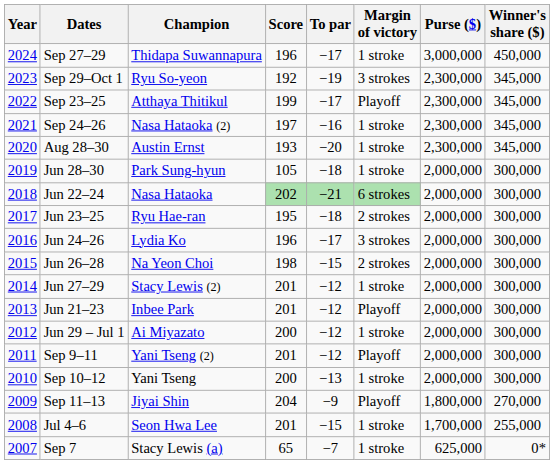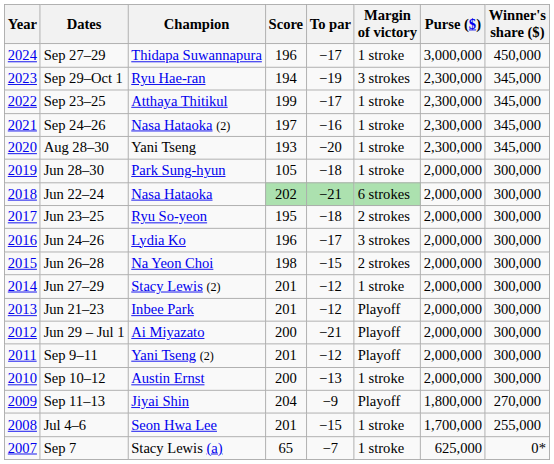(169, 78) Ryu So-yeon -> (168, 78) Ryu Hae-ran
(286, 78) 192 -> (286, 78) 194
(379, 101) Playoff -> (381, 101) 1 stroke
(168, 147) Austin Ernst -> (164, 147) Yani Tseng
(168, 217) Ryu Hae-ran -> (169, 217) Ryu So-yeon
(330, 332) −12 -> (330, 332) −21
(381, 332) 1 stroke -> (379, 332) Playoff
(164, 378) Yani Tseng -> (168, 378) Austin Ernst
